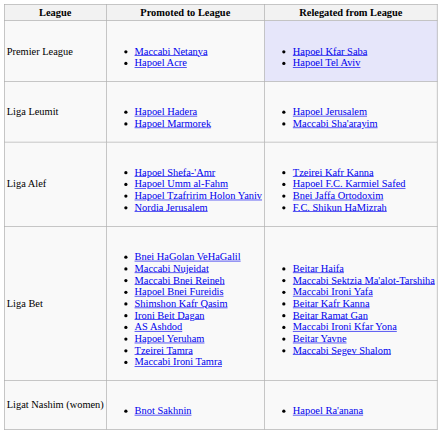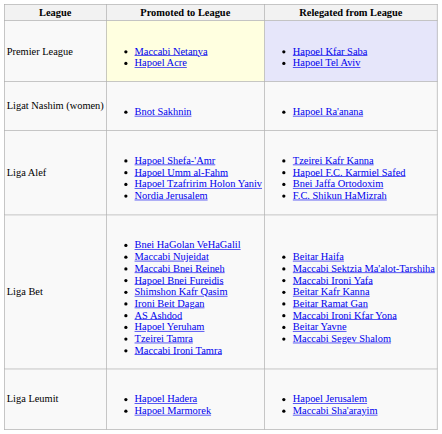(185, 57) no background -> (185, 57) lightyellow background
rows swapped: (33, 112) <-> (55, 405)
